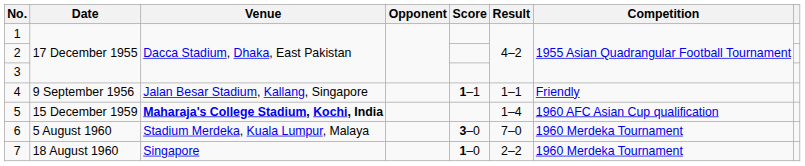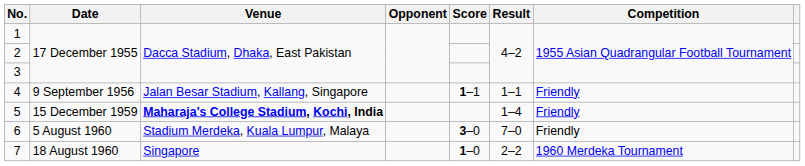(627, 111) 1960 AFC Asian Cup qualification -> (558, 111) Friendly
(609, 131) 1960 Merdeka Tournament -> (558, 131) Friendly
